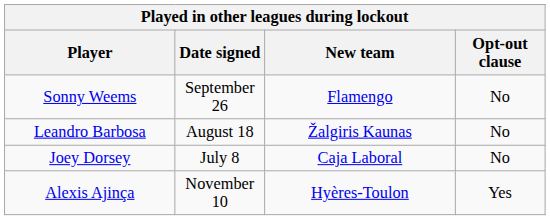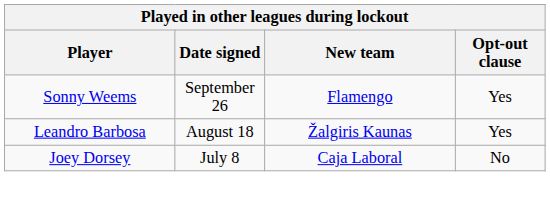(500, 96) No -> (500, 96) Yes
(500, 131) No -> (500, 131) Yes
- row: (90, 192)
